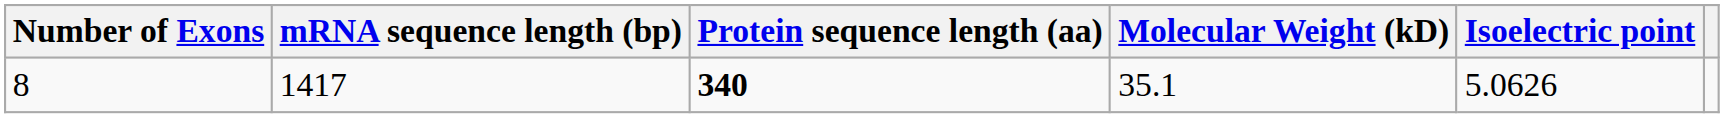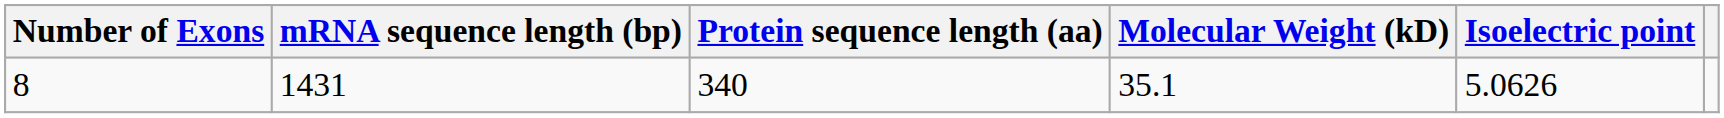(313, 84) 1417 -> (313, 84) 1431
(723, 84) bold -> (723, 84) normal
